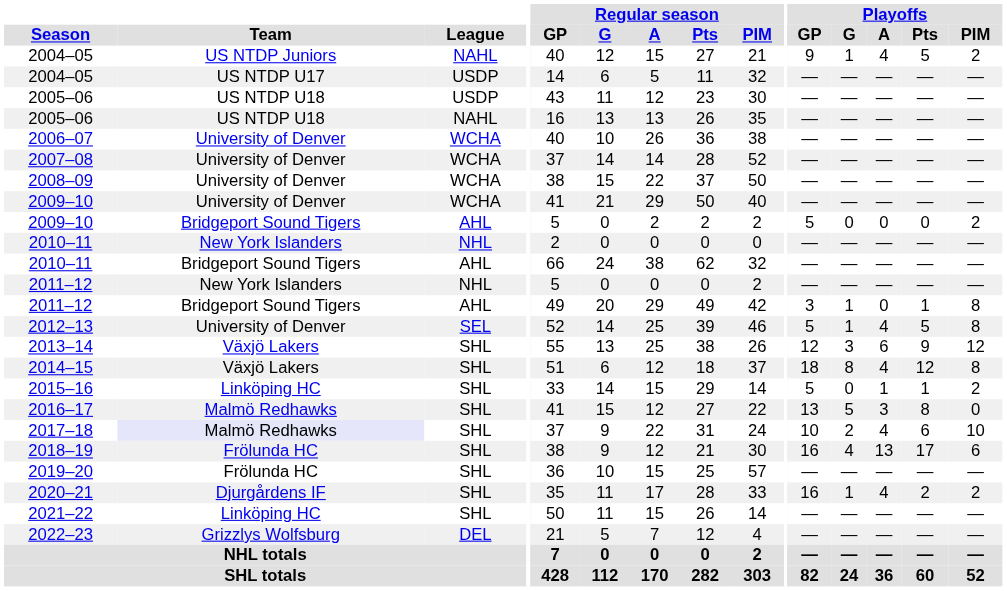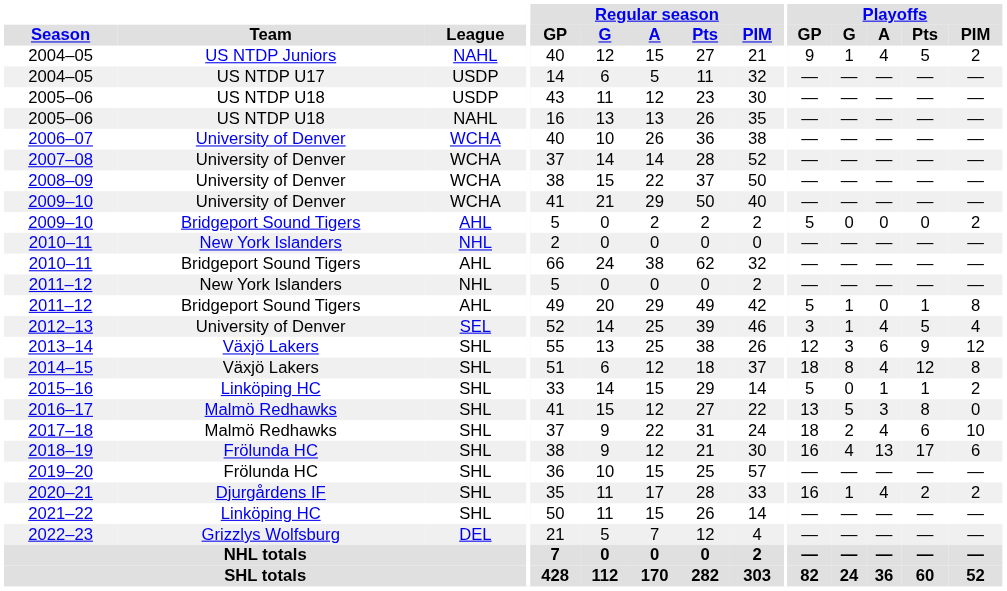(810, 305) 3 -> (810, 305) 5
(810, 326) 5 -> (810, 326) 3
(976, 326) 8 -> (976, 326) 4
(271, 430) lavender background -> (271, 430) no background
(810, 430) 10 -> (810, 430) 18
